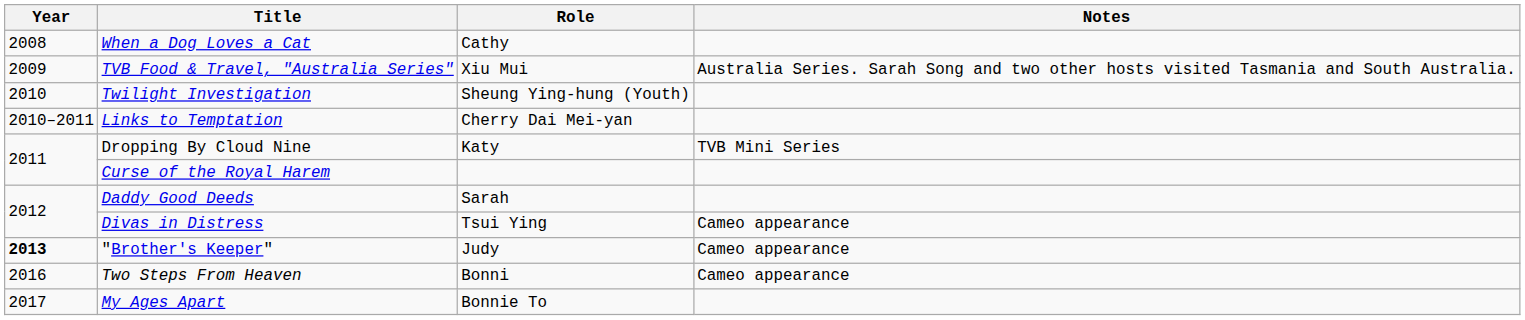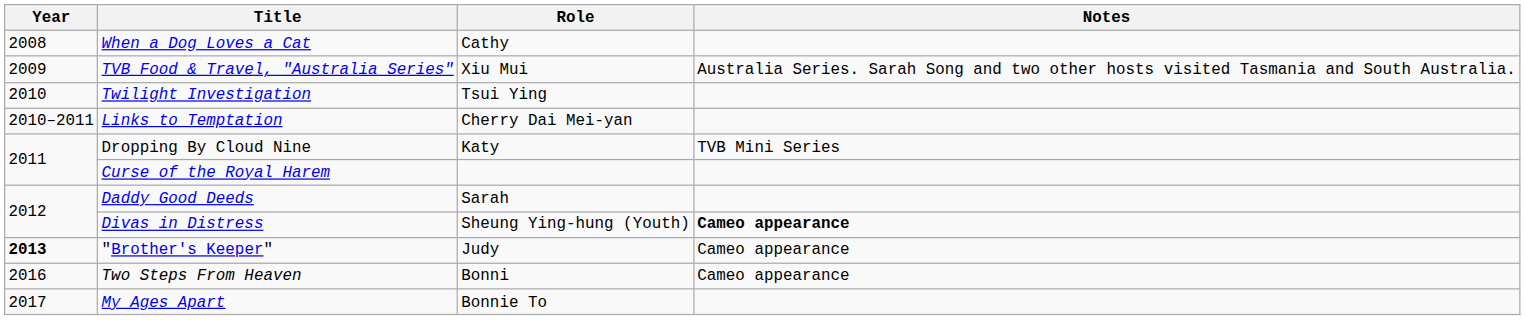(576, 95) Sheung Ying-hung (Youth) -> (504, 95) Tsui Ying
(504, 224) Tsui Ying -> (576, 224) Sheung Ying-hung (Youth)
(773, 224) normal -> (773, 224) bold
